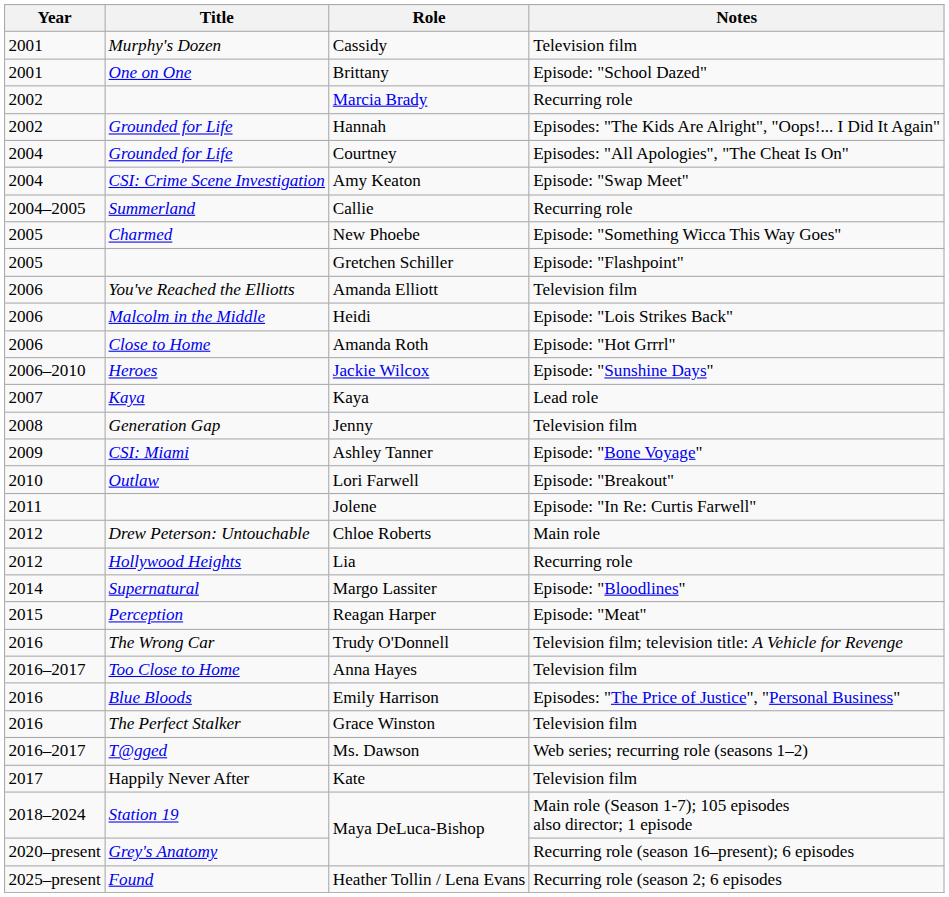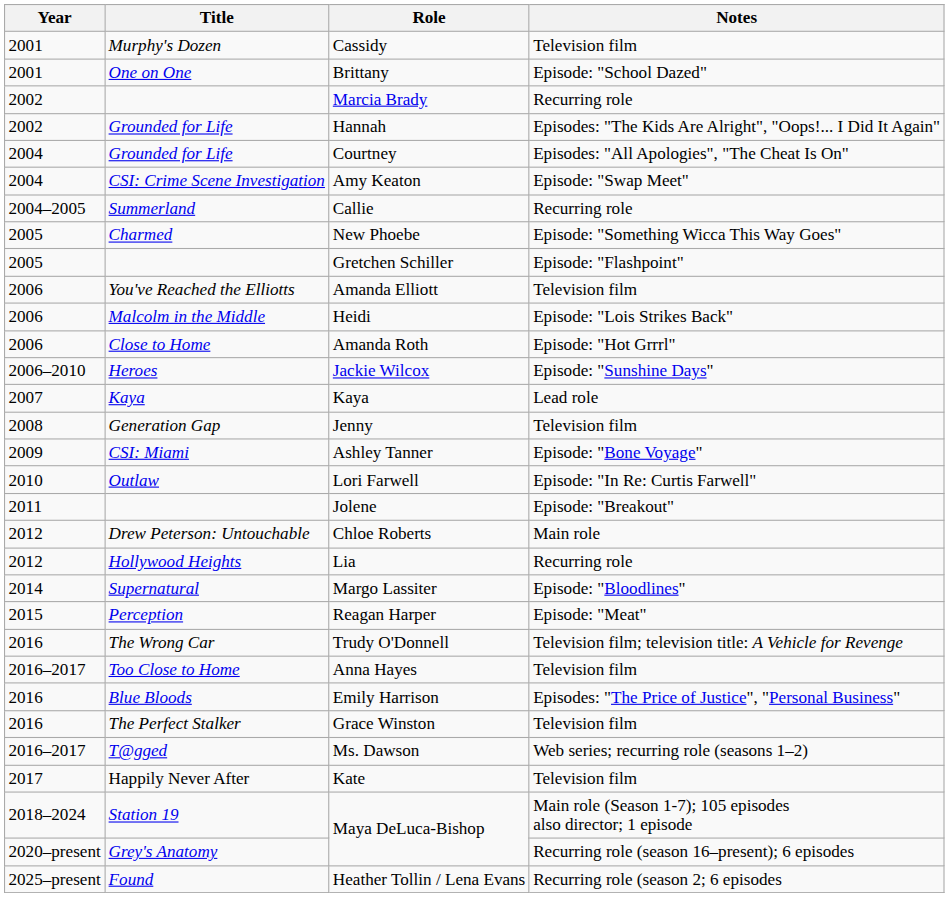(604, 479) Episode: "Breakout" -> (645, 479) Episode: "In Re: Curtis Farwell"
(645, 506) Episode: "In Re: Curtis Farwell" -> (604, 506) Episode: "Breakout"
